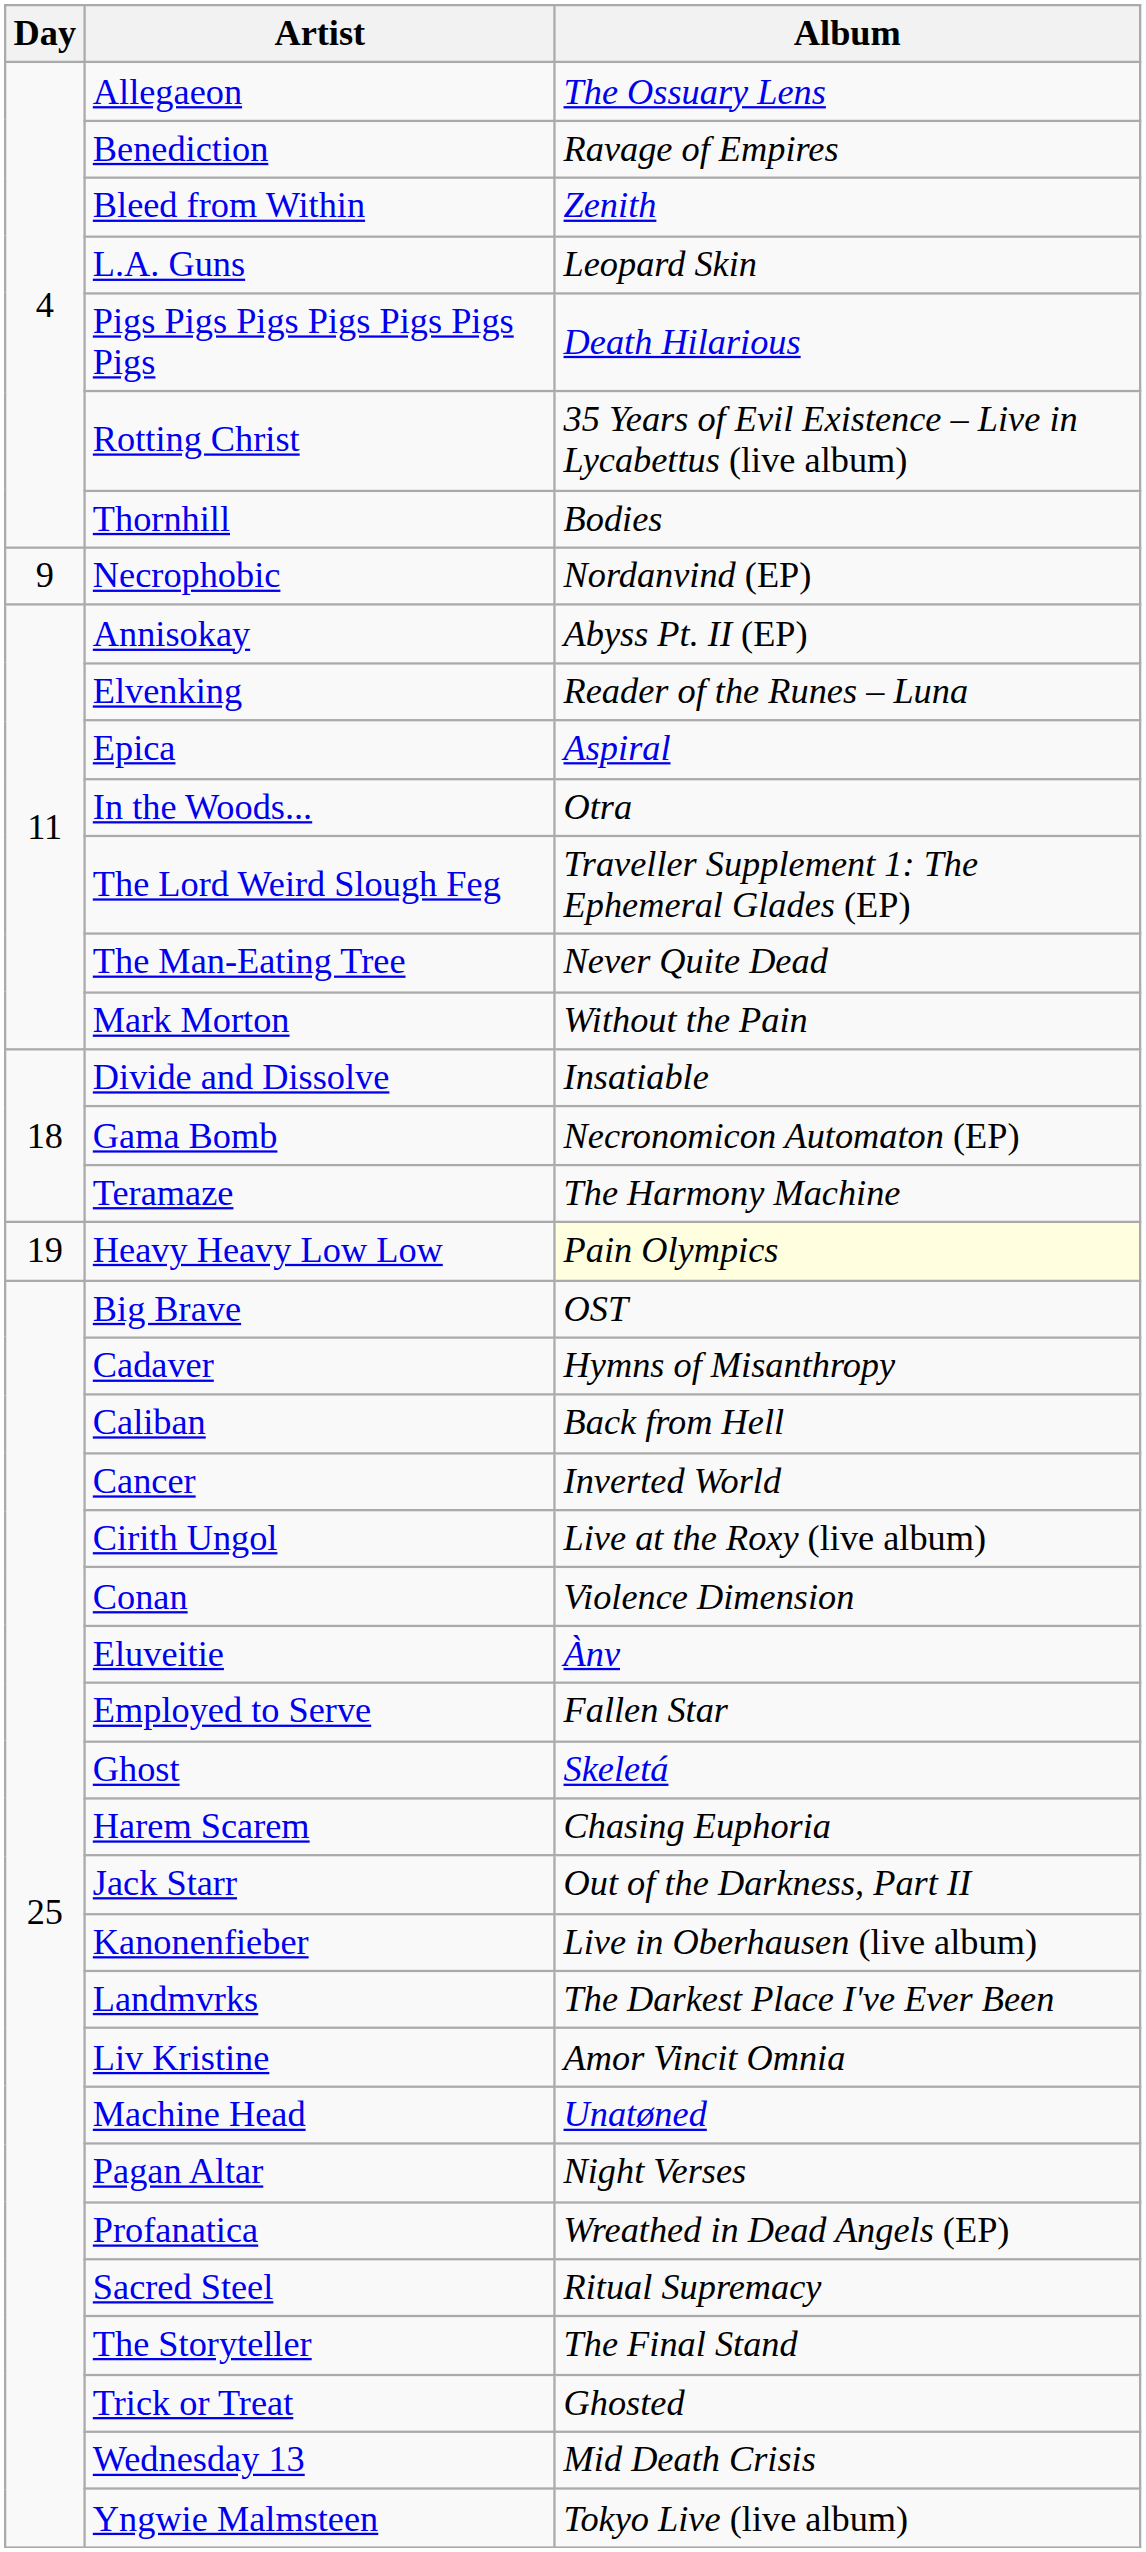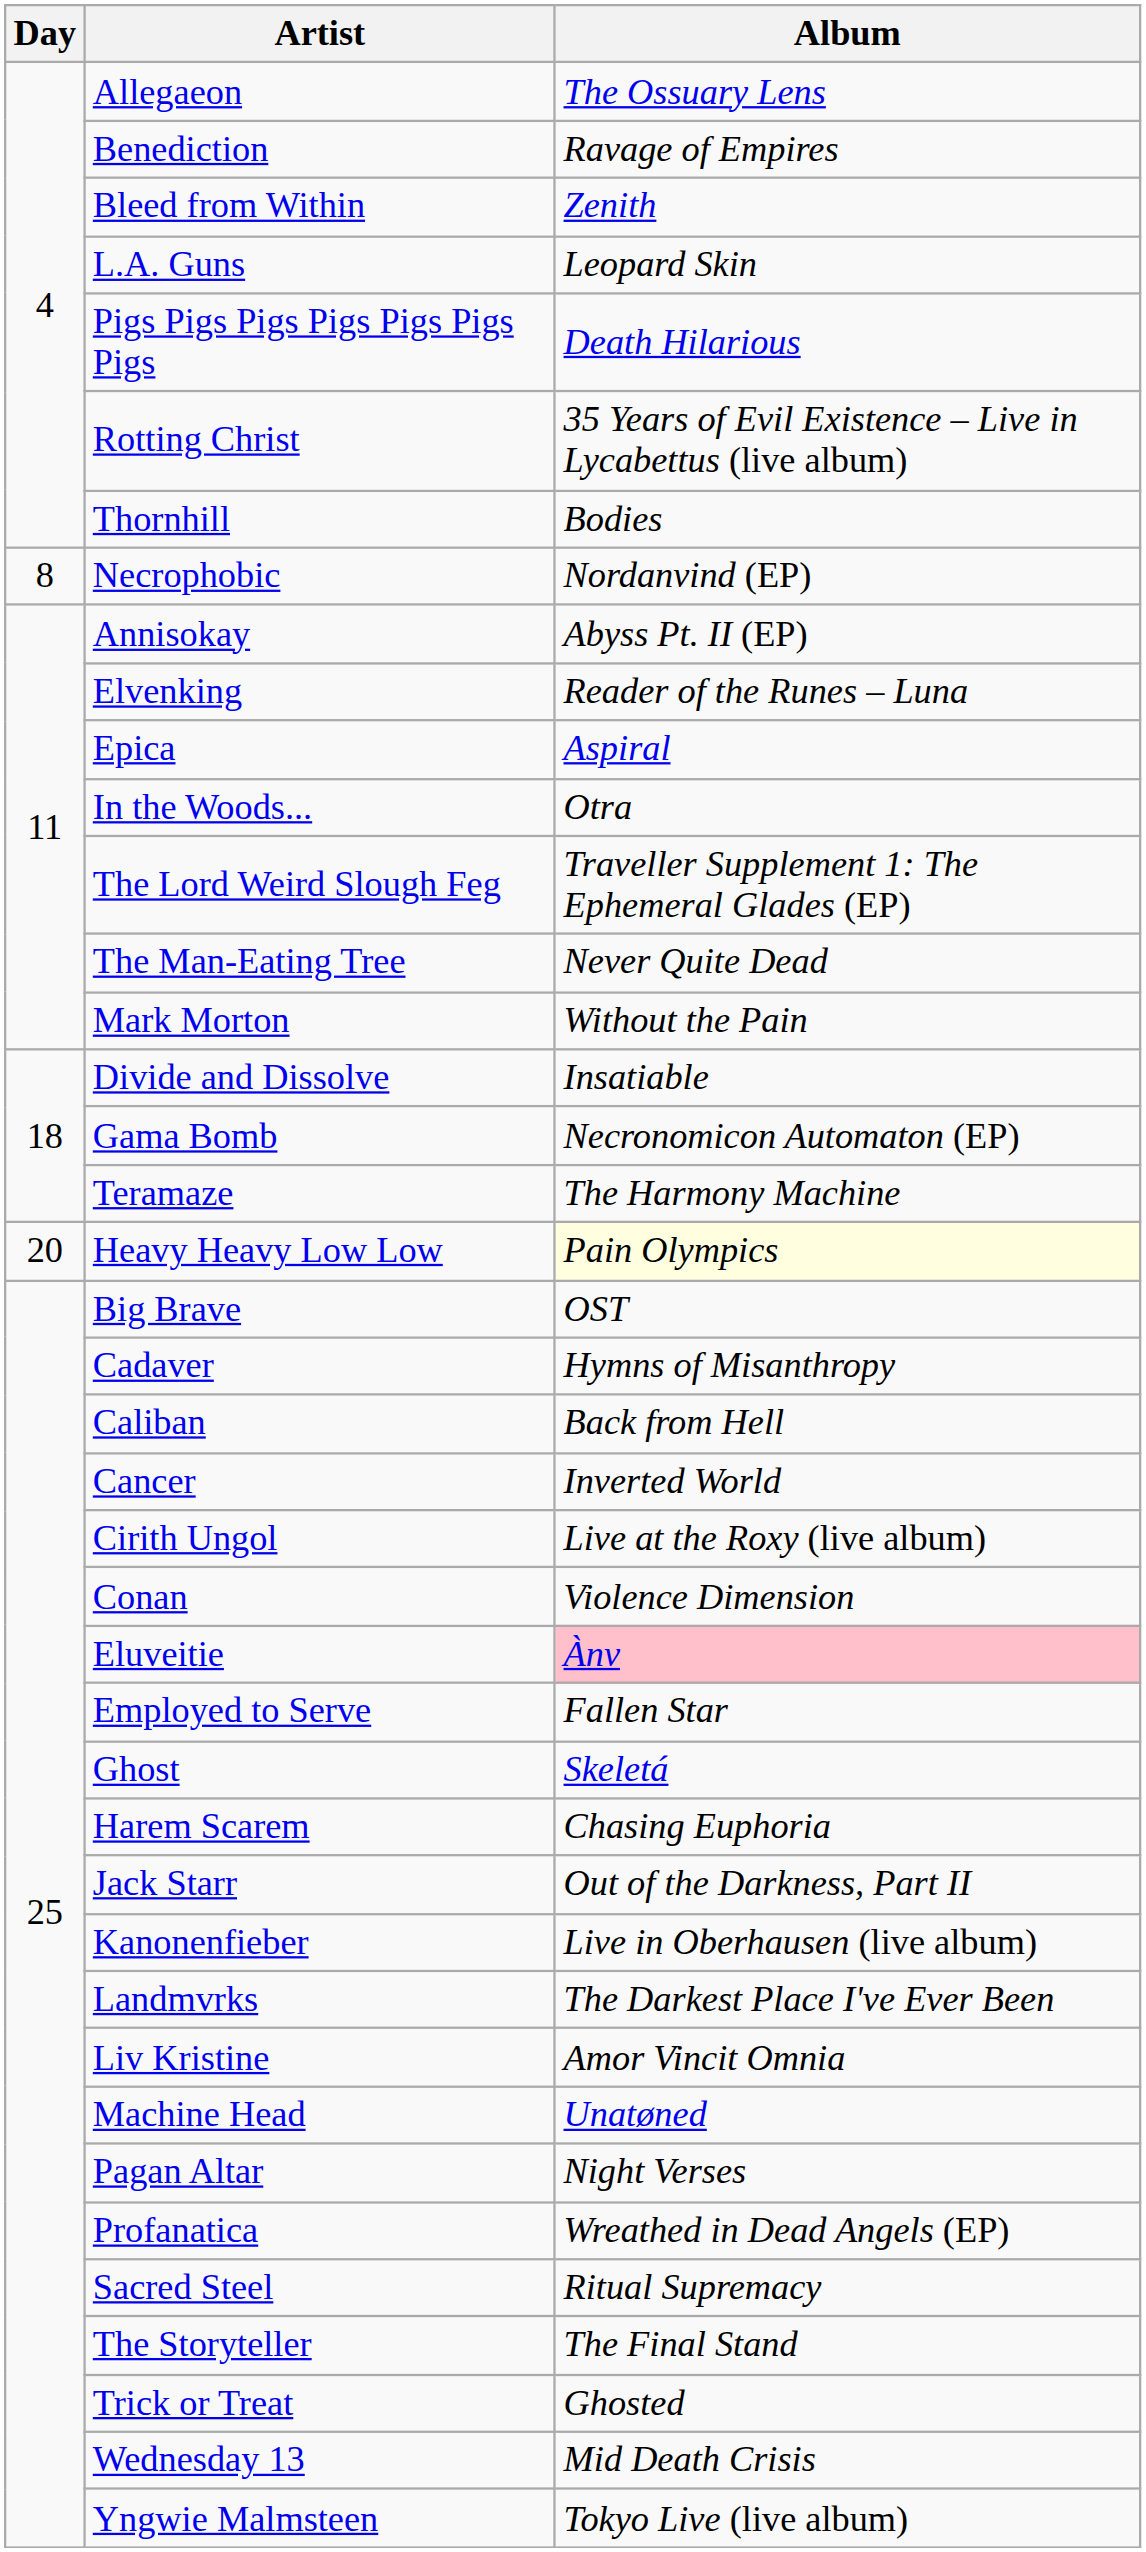(45, 575) 9 -> (45, 575) 8
(45, 1250) 19 -> (45, 1250) 20
(592, 1653) no background -> (592, 1653) pink background
